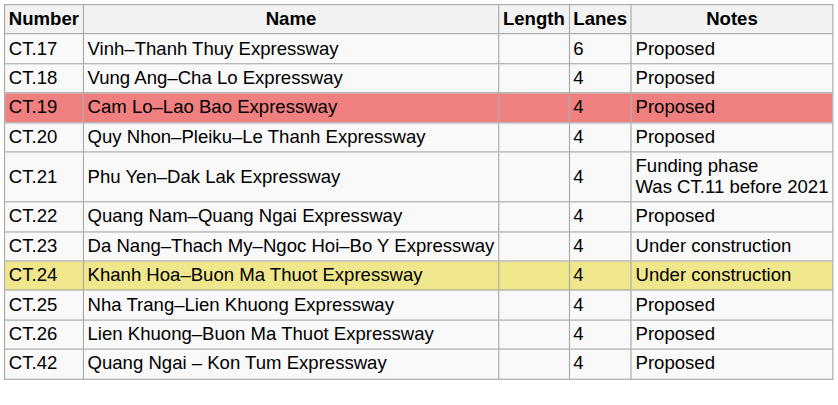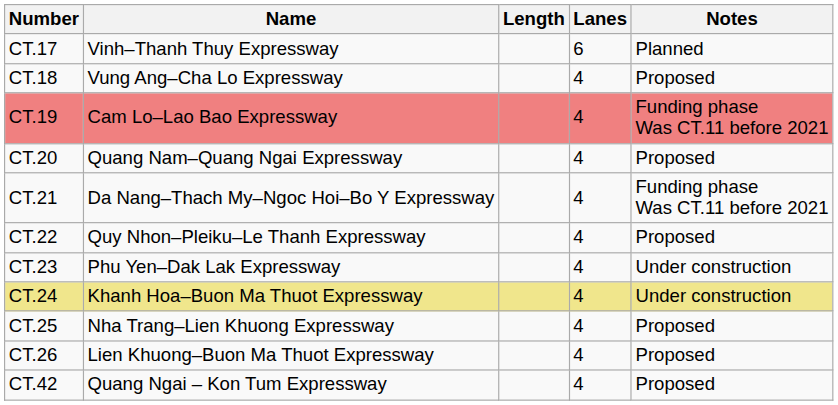(675, 48) Proposed -> (670, 48) Planned
(675, 107) Proposed -> (732, 117) Funding phase Was CT.11 before 2021
(257, 136) Quy Nhon–Pleiku–Le Thanh Expressway -> (245, 157) Quang Nam–Quang Ngai Expressway
(214, 176) Phu Yen–Dak Lak Expressway -> (291, 197) Da Nang–Thach My–Ngoc Hoi–Bo Y Expressway
(245, 216) Quang Nam–Quang Ngai Expressway -> (257, 237) Quy Nhon–Pleiku–Le Thanh Expressway
(291, 246) Da Nang–Thach My–Ngoc Hoi–Bo Y Expressway -> (214, 267) Phu Yen–Dak Lak Expressway
